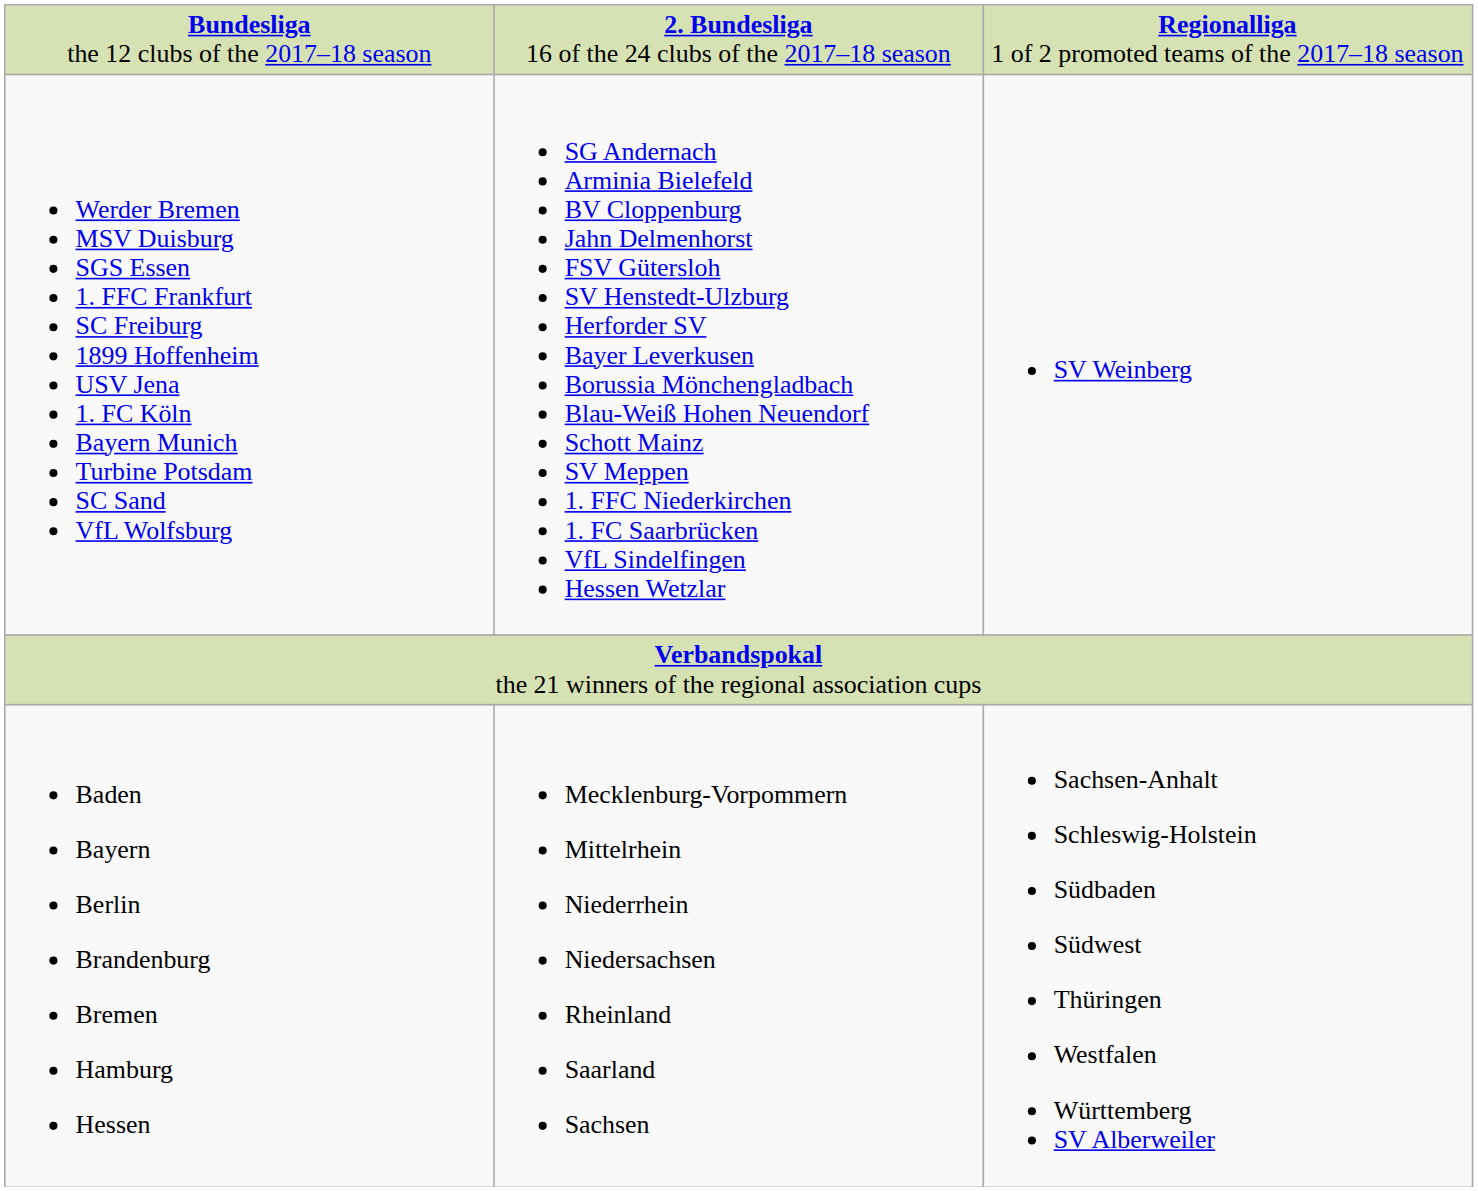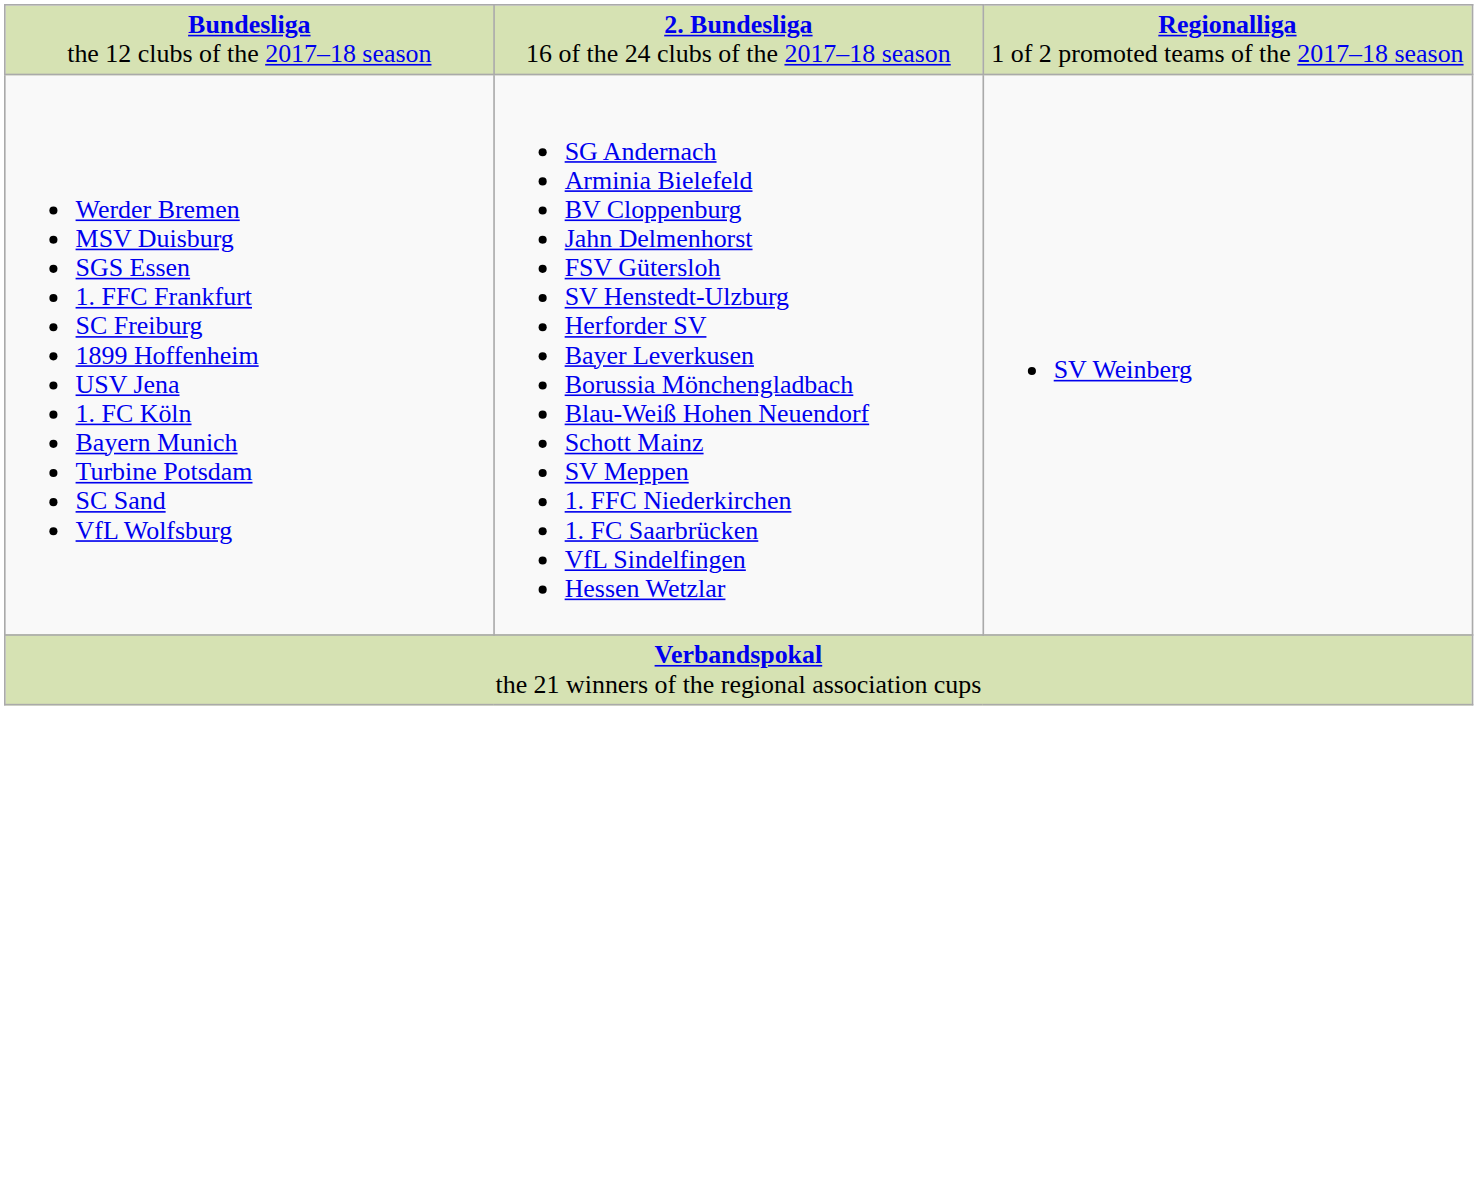- row: (249, 960)
